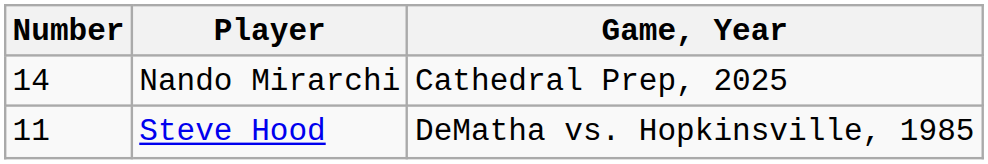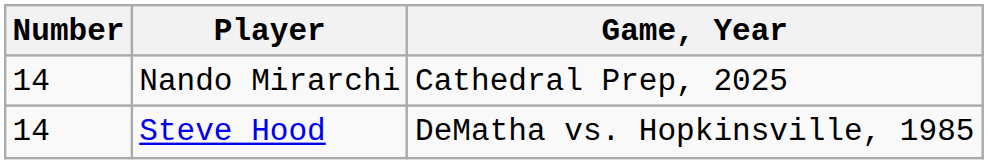(31, 132) 11 -> (31, 132) 14
